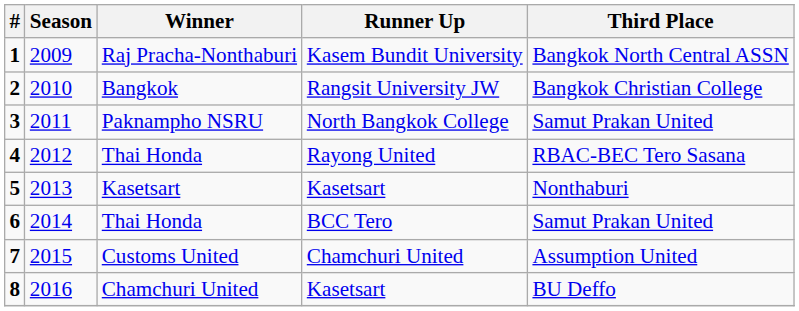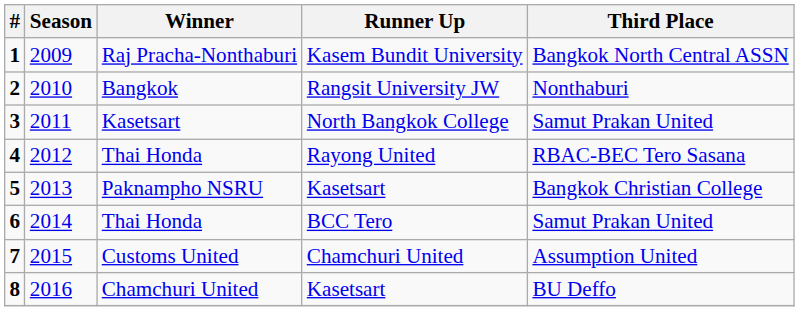(647, 88) Bangkok Christian College -> (581, 88) Nonthaburi
(182, 121) Paknampho NSRU -> (141, 121) Kasetsart
(141, 188) Kasetsart -> (182, 188) Paknampho NSRU
(581, 188) Nonthaburi -> (647, 188) Bangkok Christian College
